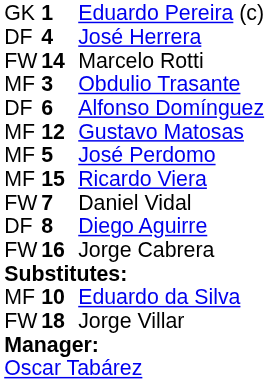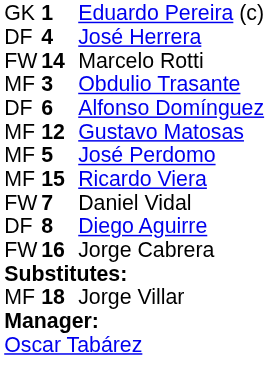- row: (159, 297)
(21, 321) FW -> (20, 297) MF
